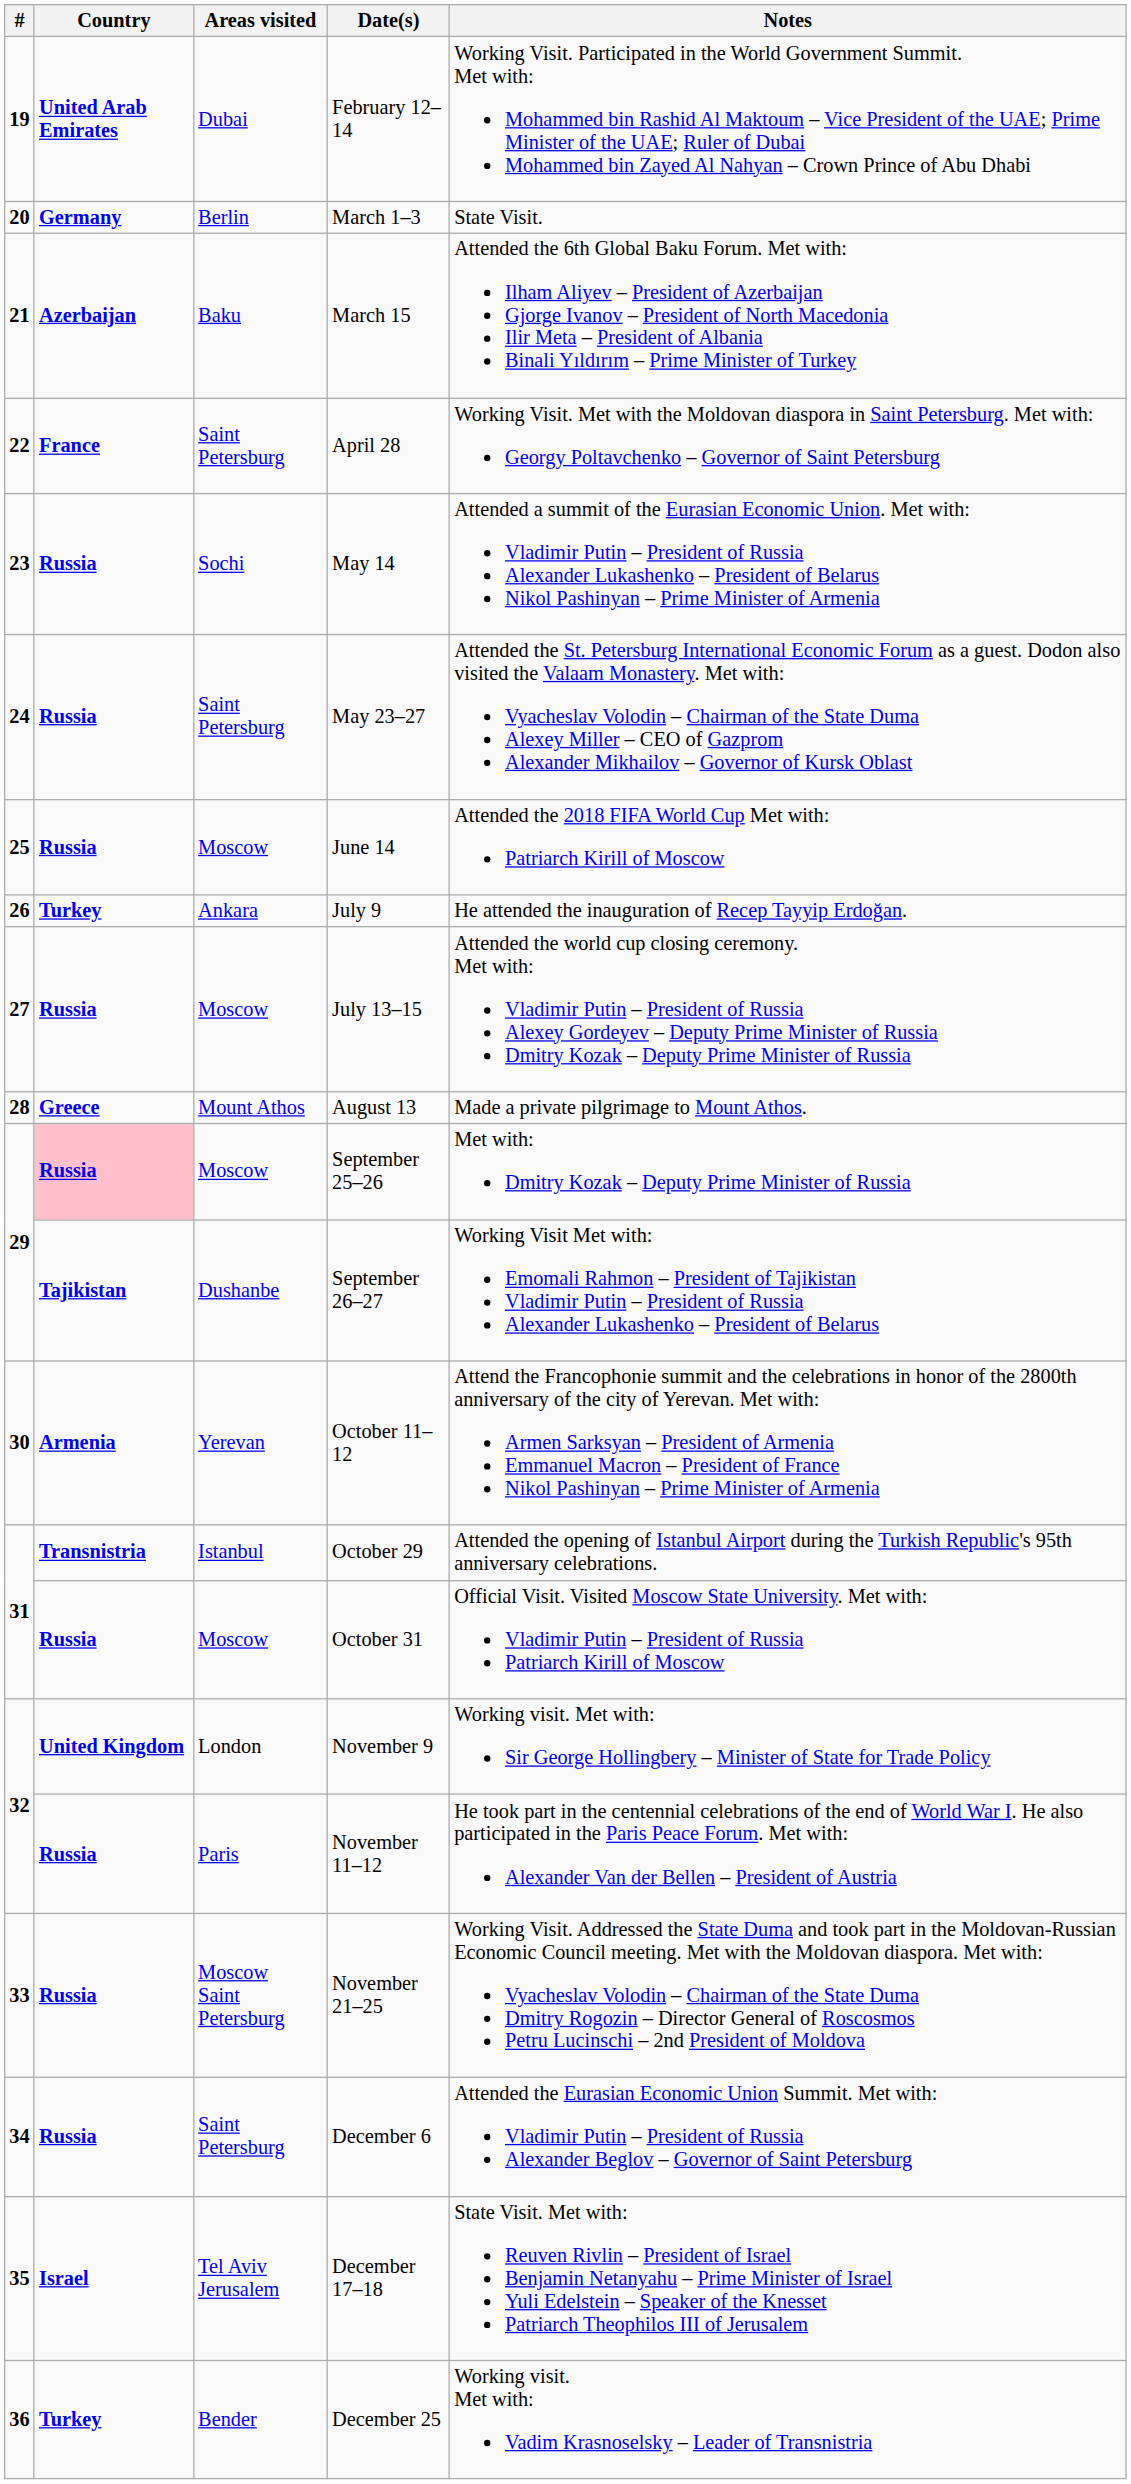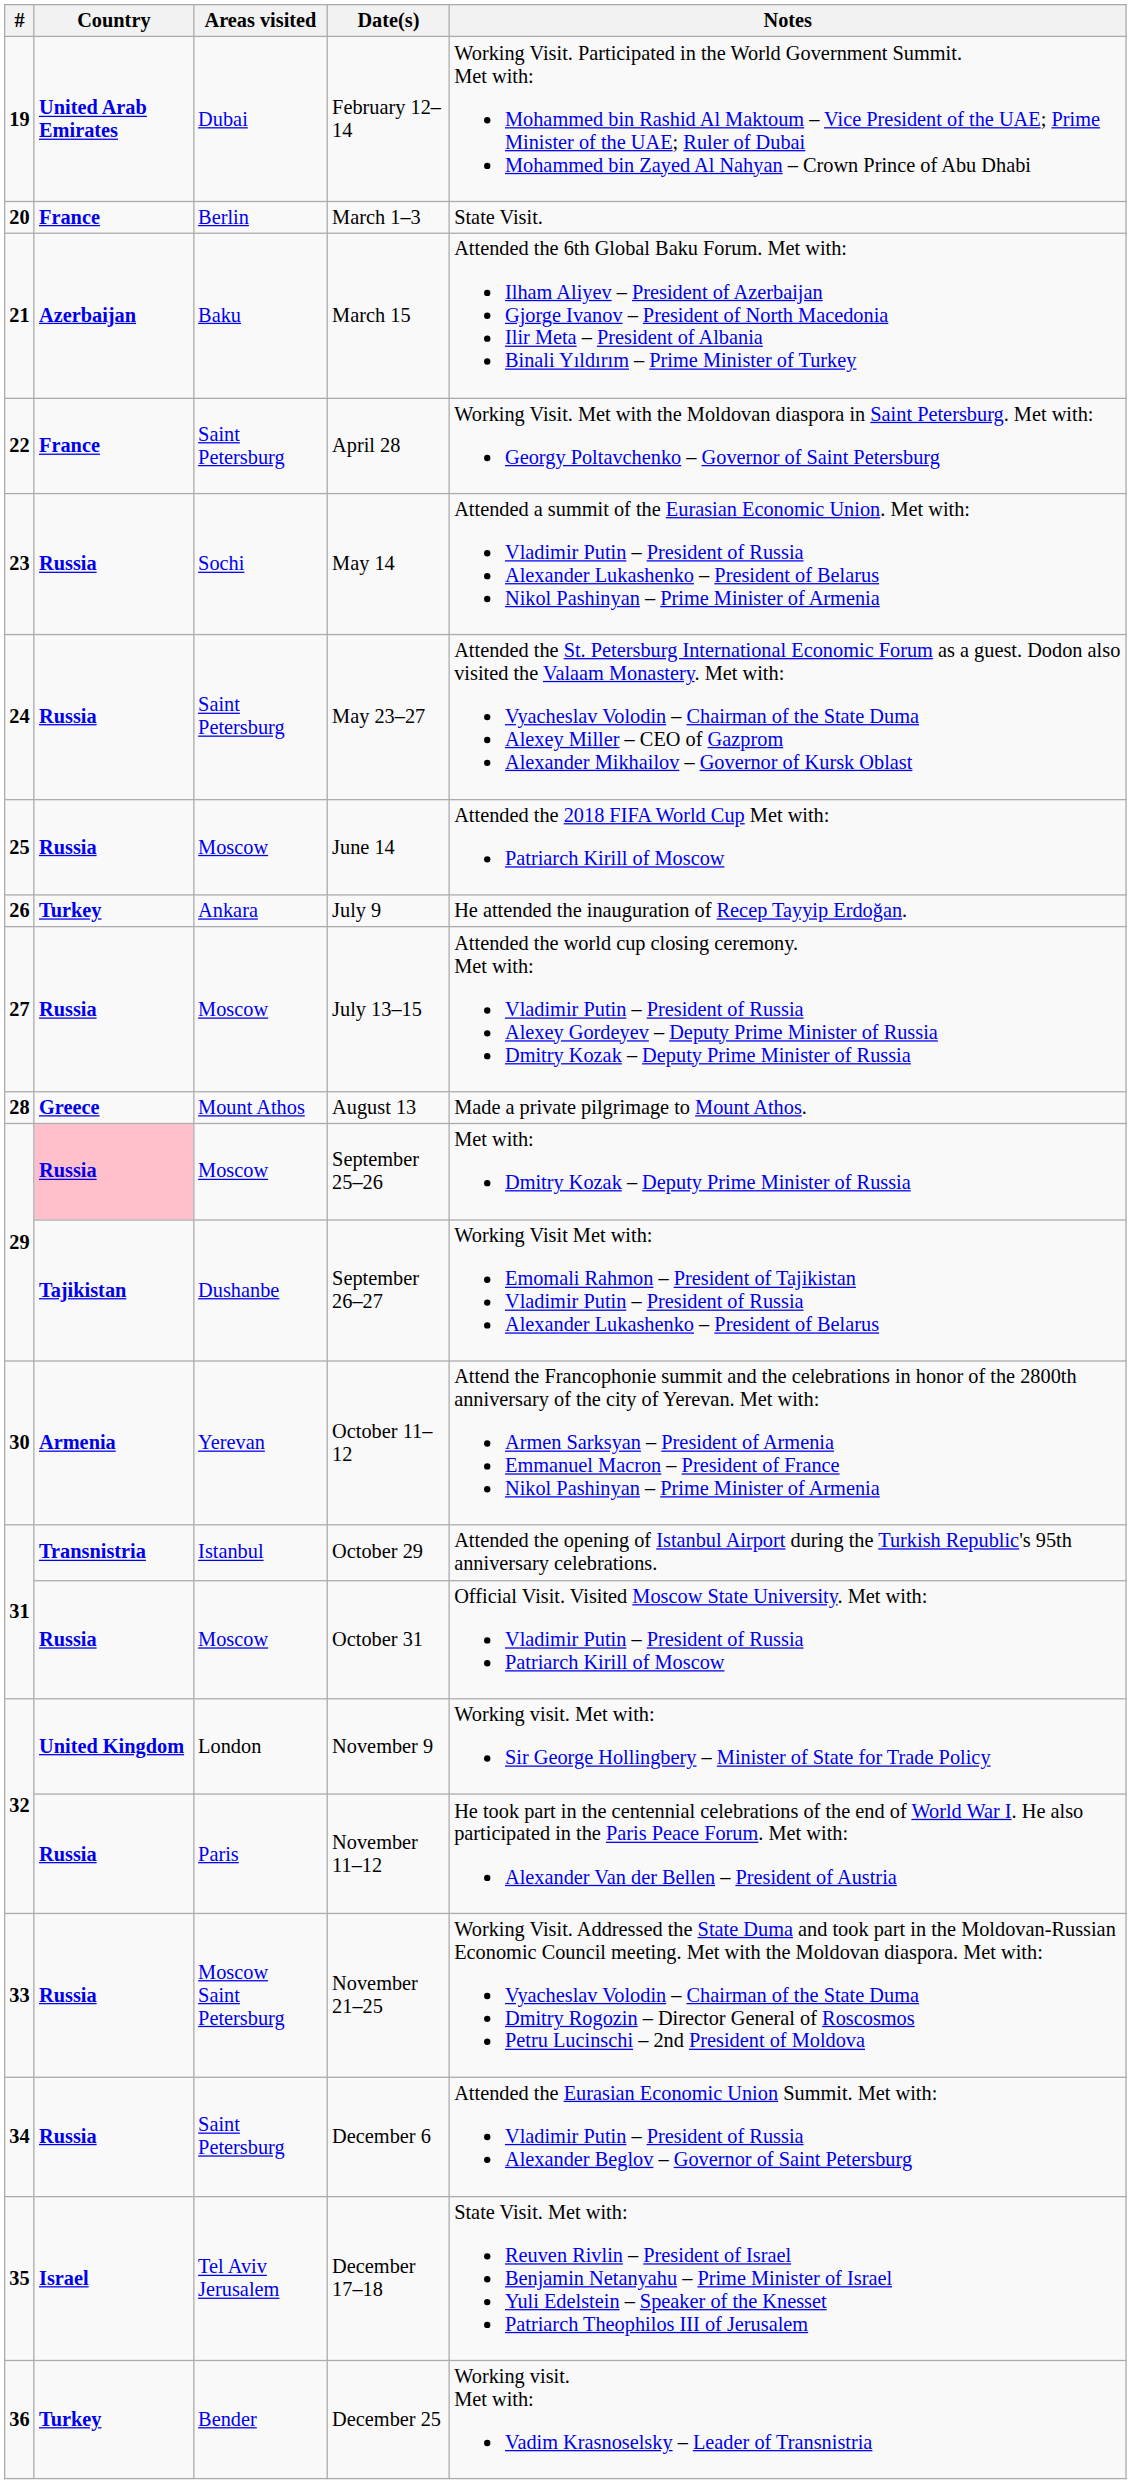(80, 217) Germany -> (69, 217) France
